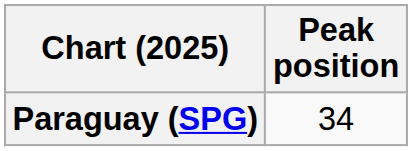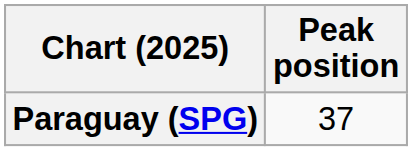(336, 118) 34 -> (336, 118) 37
